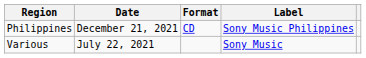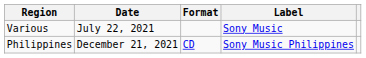rows swapped: (28, 45) <-> (39, 29)
